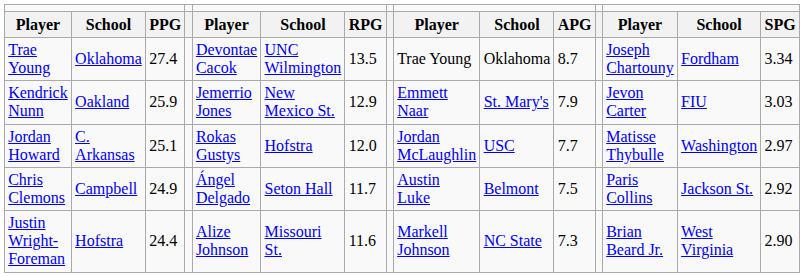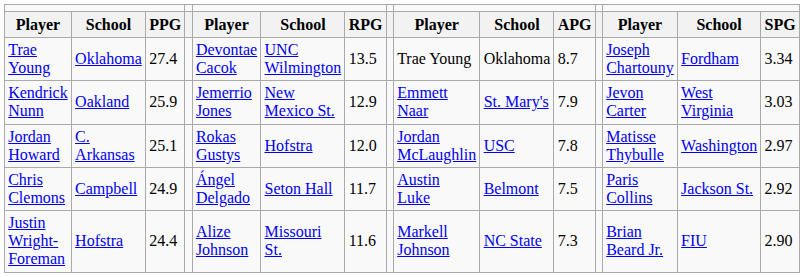(694, 102) FIU -> (707, 102) West Virginia
(568, 145) 7.7 -> (568, 145) 7.8
(707, 241) West Virginia -> (694, 241) FIU
